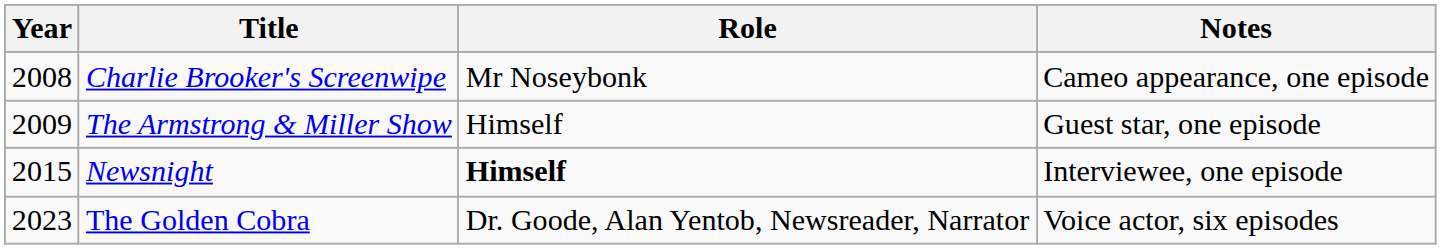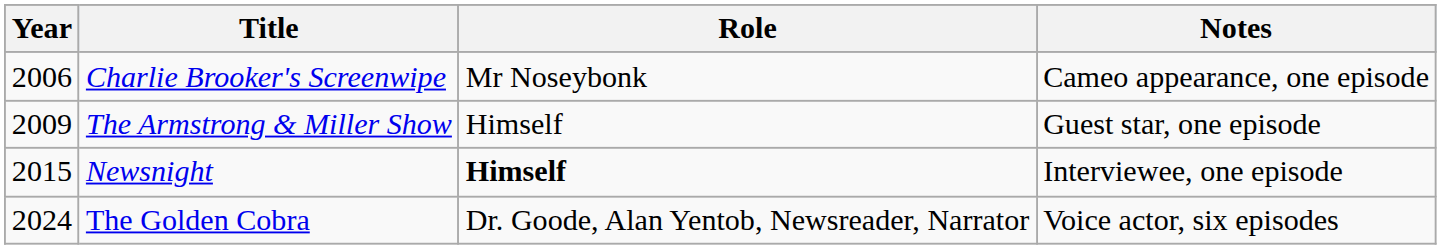(42, 76) 2008 -> (42, 76) 2006
(42, 219) 2023 -> (42, 219) 2024
